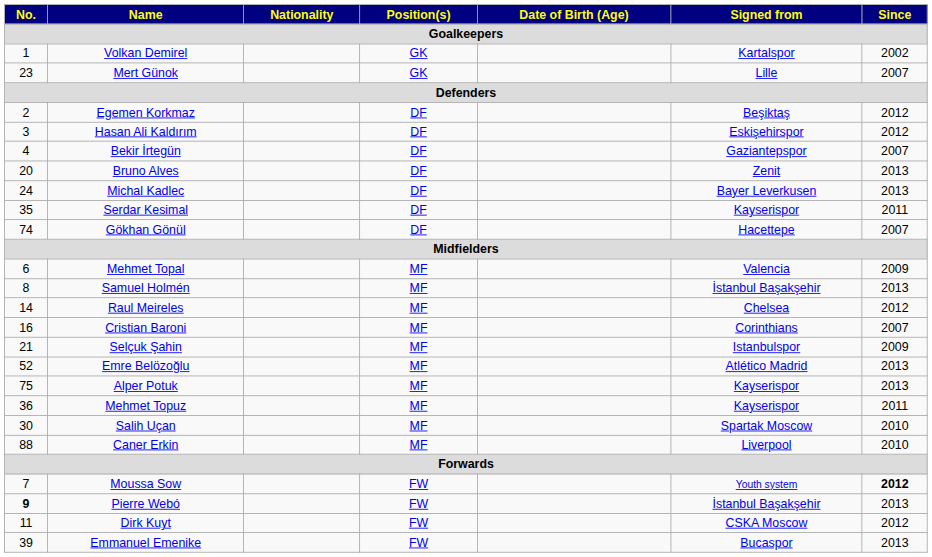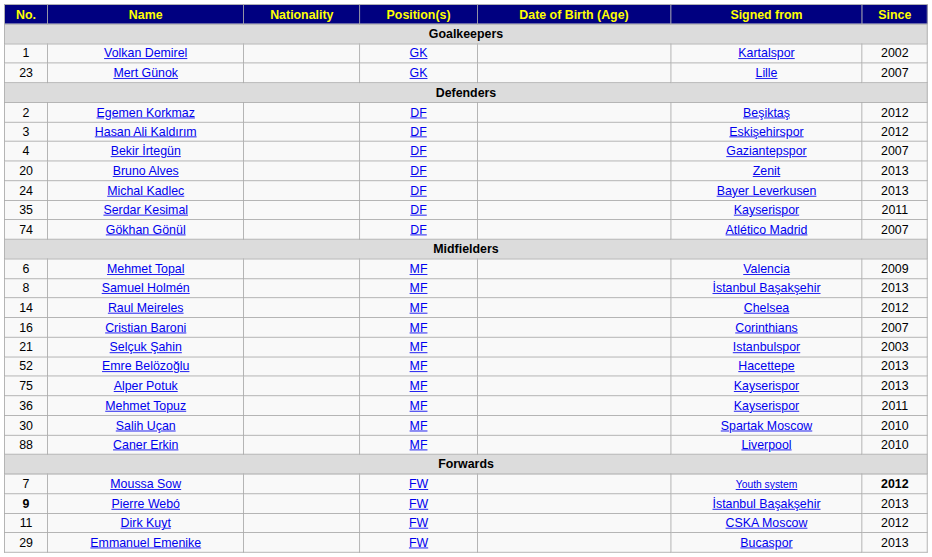(767, 230) Hacettepe -> (767, 230) Atlético Madrid
(895, 347) 2009 -> (895, 347) 2003
(767, 367) Atlético Madrid -> (767, 367) Hacettepe
(26, 543) 39 -> (26, 543) 29
